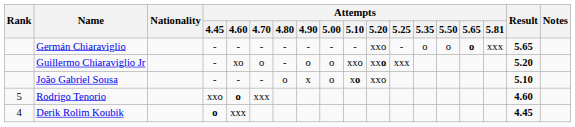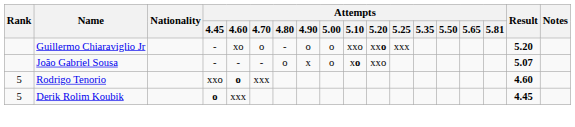- row: (81, 46)
(523, 79) 5.10 -> (523, 63) 5.07
(19, 113) 4 -> (19, 96) 5
